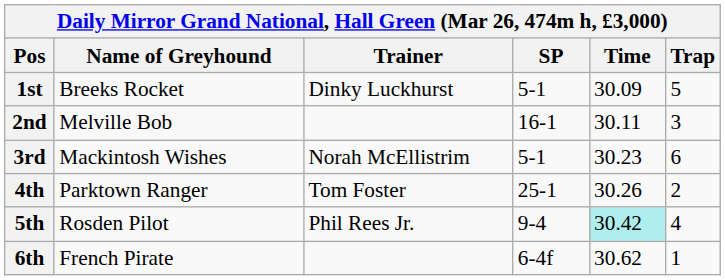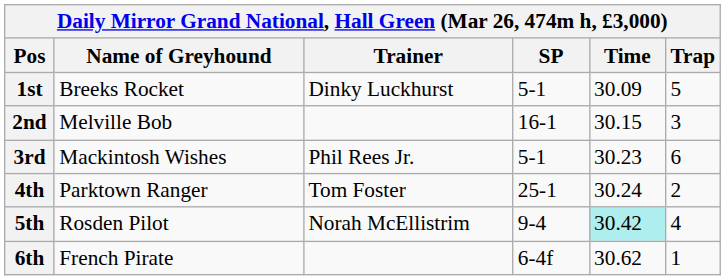(618, 122) 30.11 -> (618, 122) 30.15
(389, 156) Norah McEllistrim -> (361, 156) Phil Rees Jr.
(618, 190) 30.26 -> (618, 190) 30.24
(361, 223) Phil Rees Jr. -> (389, 223) Norah McEllistrim
